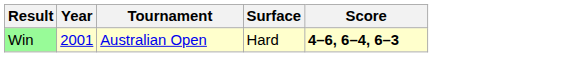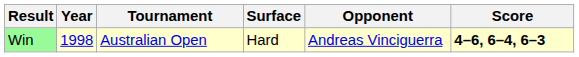+ column: (378, 16)
(77, 39) 2001 -> (77, 39) 1998
